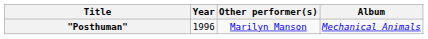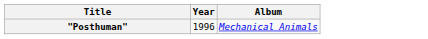- column: (268, 12)
